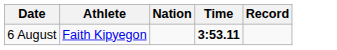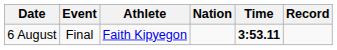+ column: (80, 14)
